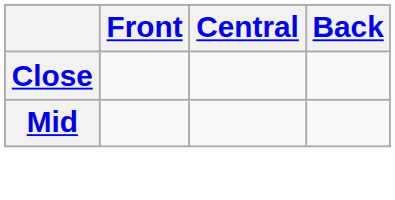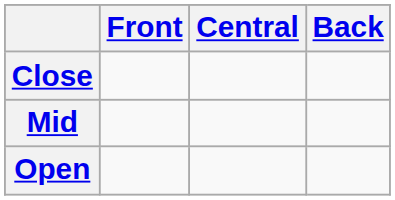+ row: (52, 169)
